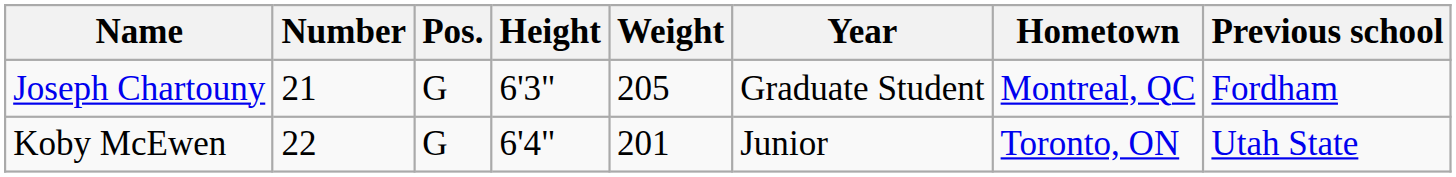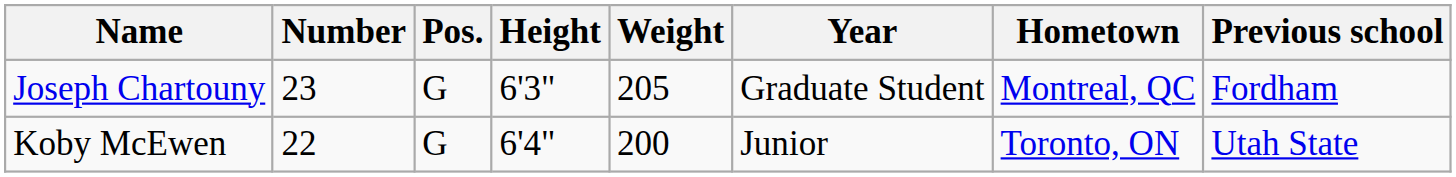(299, 87) 21 -> (299, 87) 23
(643, 143) 201 -> (643, 143) 200
